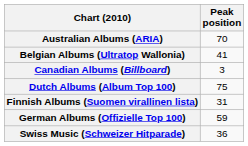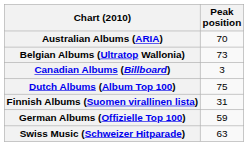(222, 54) 41 -> (222, 54) 73
(222, 133) 36 -> (222, 133) 63
